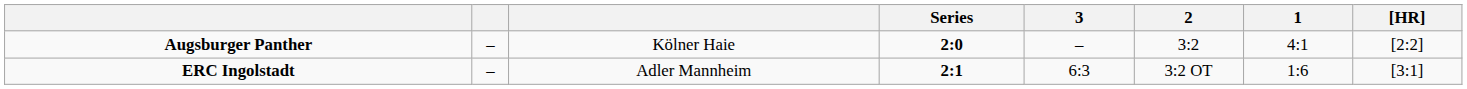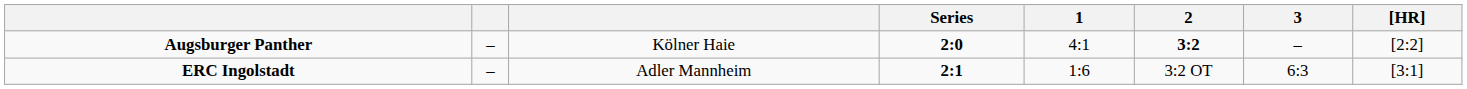columns swapped: (1298, 17) <-> (1079, 17)
(1189, 44) normal -> (1189, 44) bold
